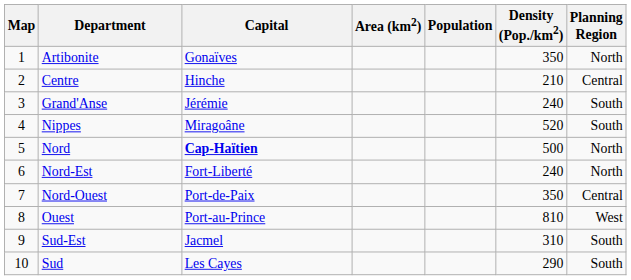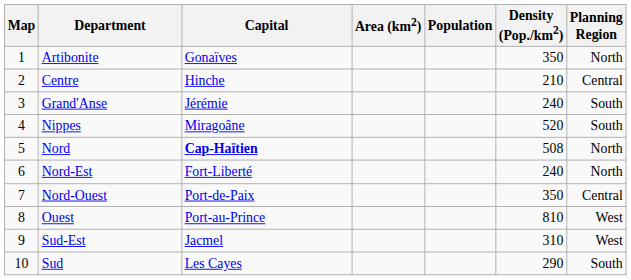(553, 149) 500 -> (553, 149) 508
(607, 240) South -> (609, 240) West
